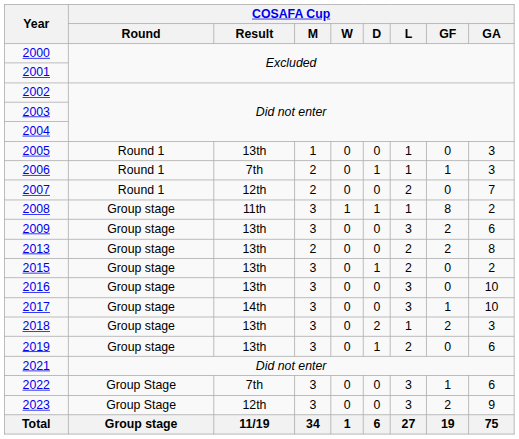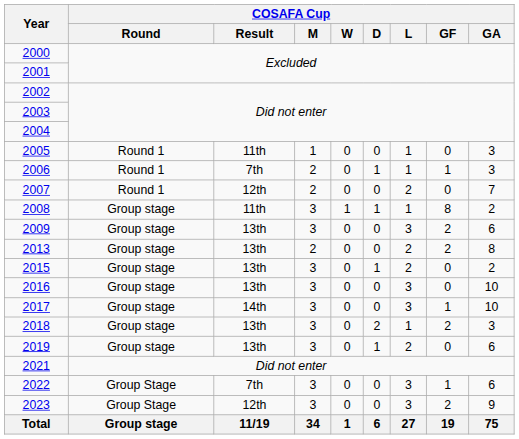(254, 151) 13th -> (254, 151) 11th
